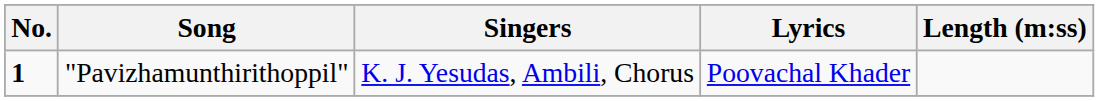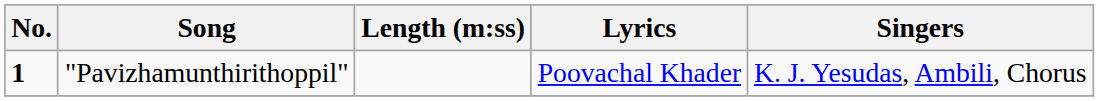columns swapped: (528, 27) <-> (1005, 27)
